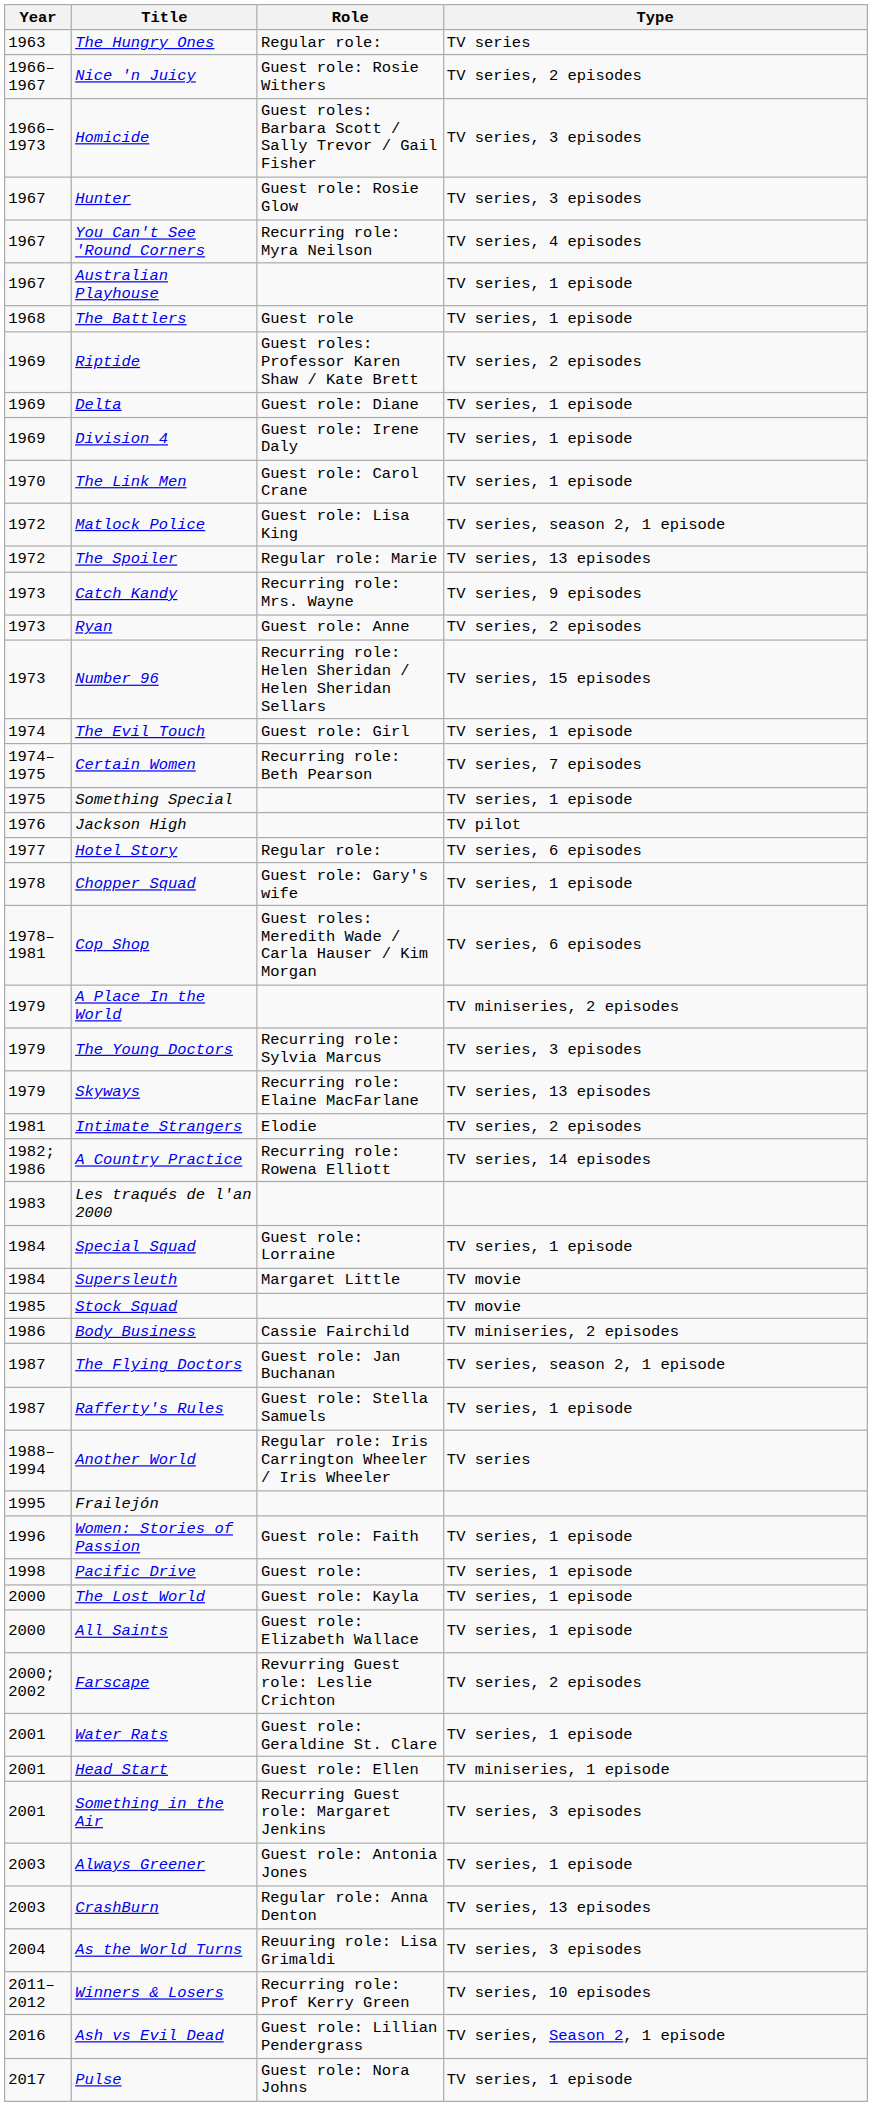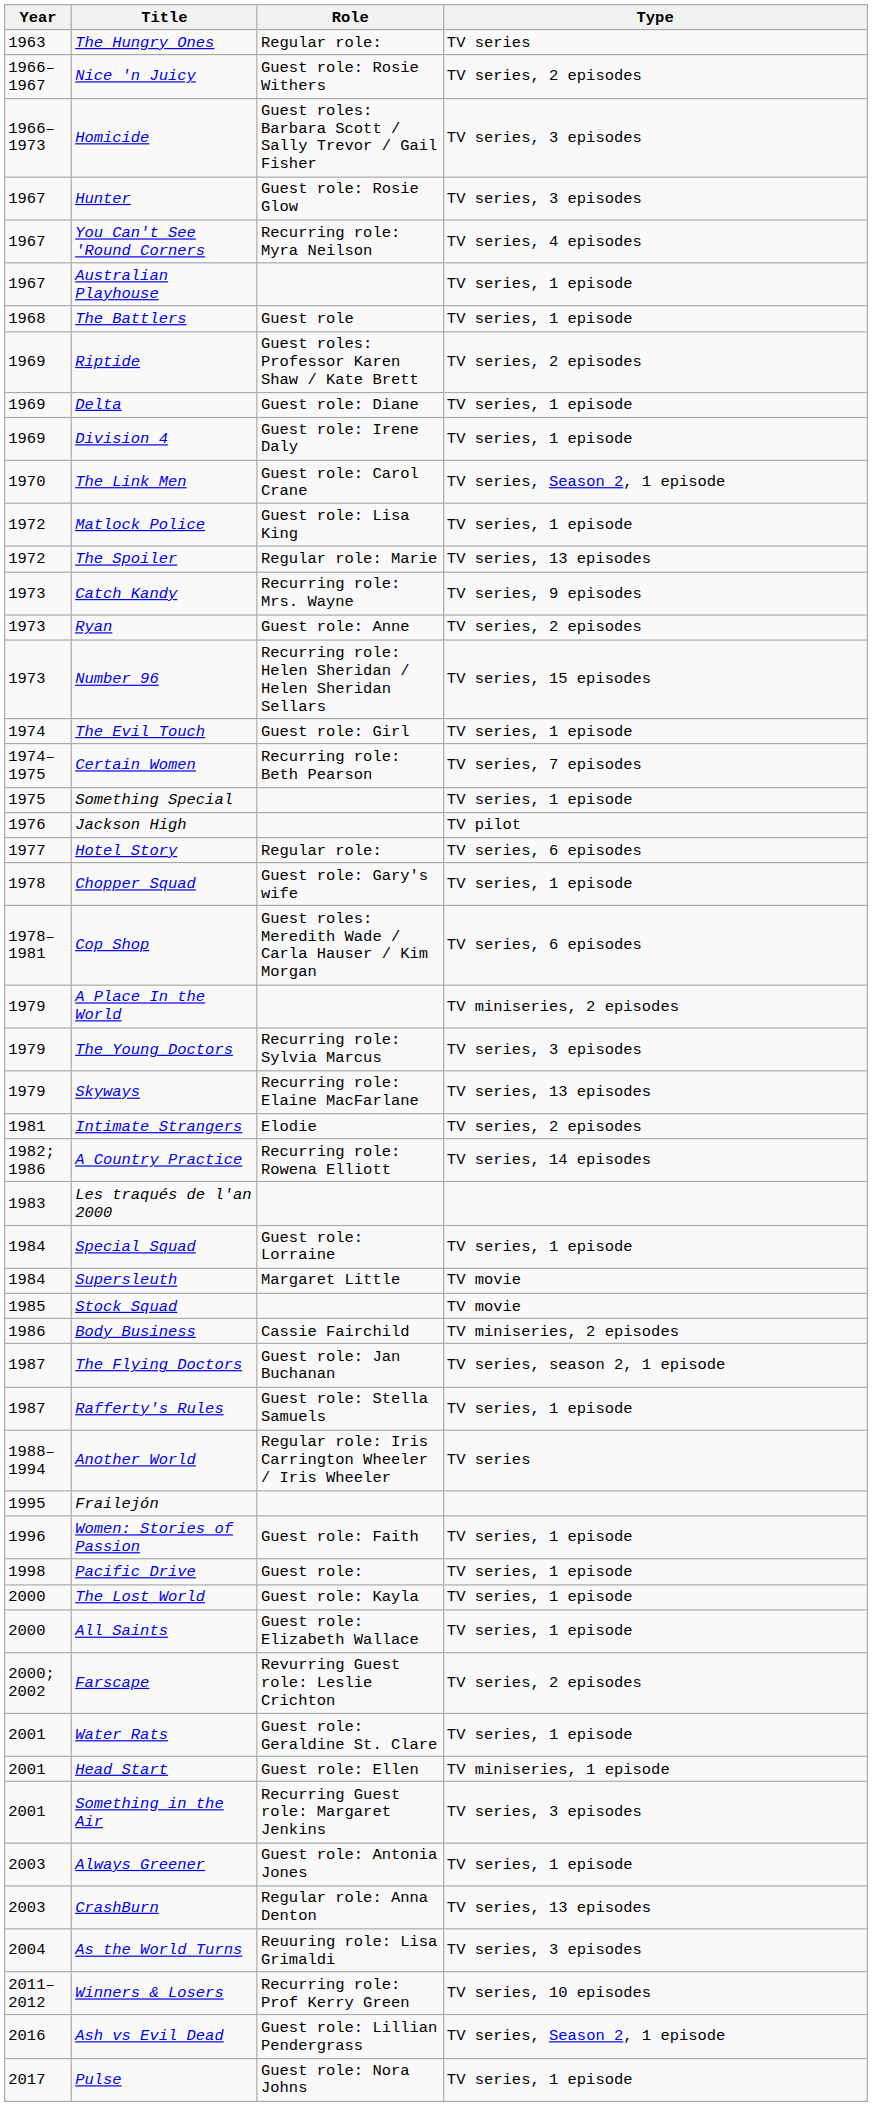(540, 482) TV series, 1 episode -> (586, 482) TV series, Season 2, 1 episode
(586, 525) TV series, season 2, 1 episode -> (540, 525) TV series, 1 episode
